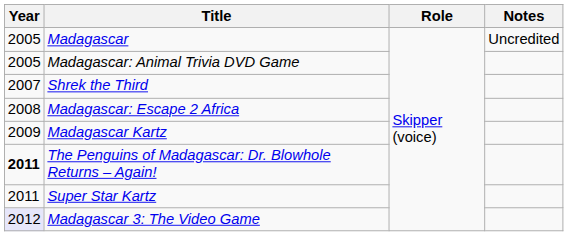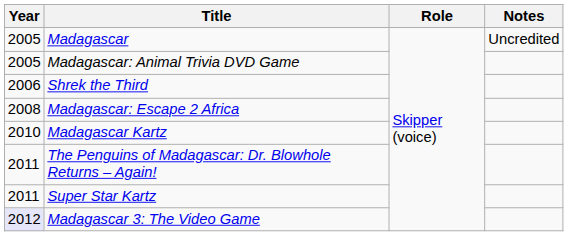(24, 86) 2007 -> (24, 86) 2006
(24, 132) 2009 -> (24, 132) 2010
(24, 164) bold -> (24, 164) normal
